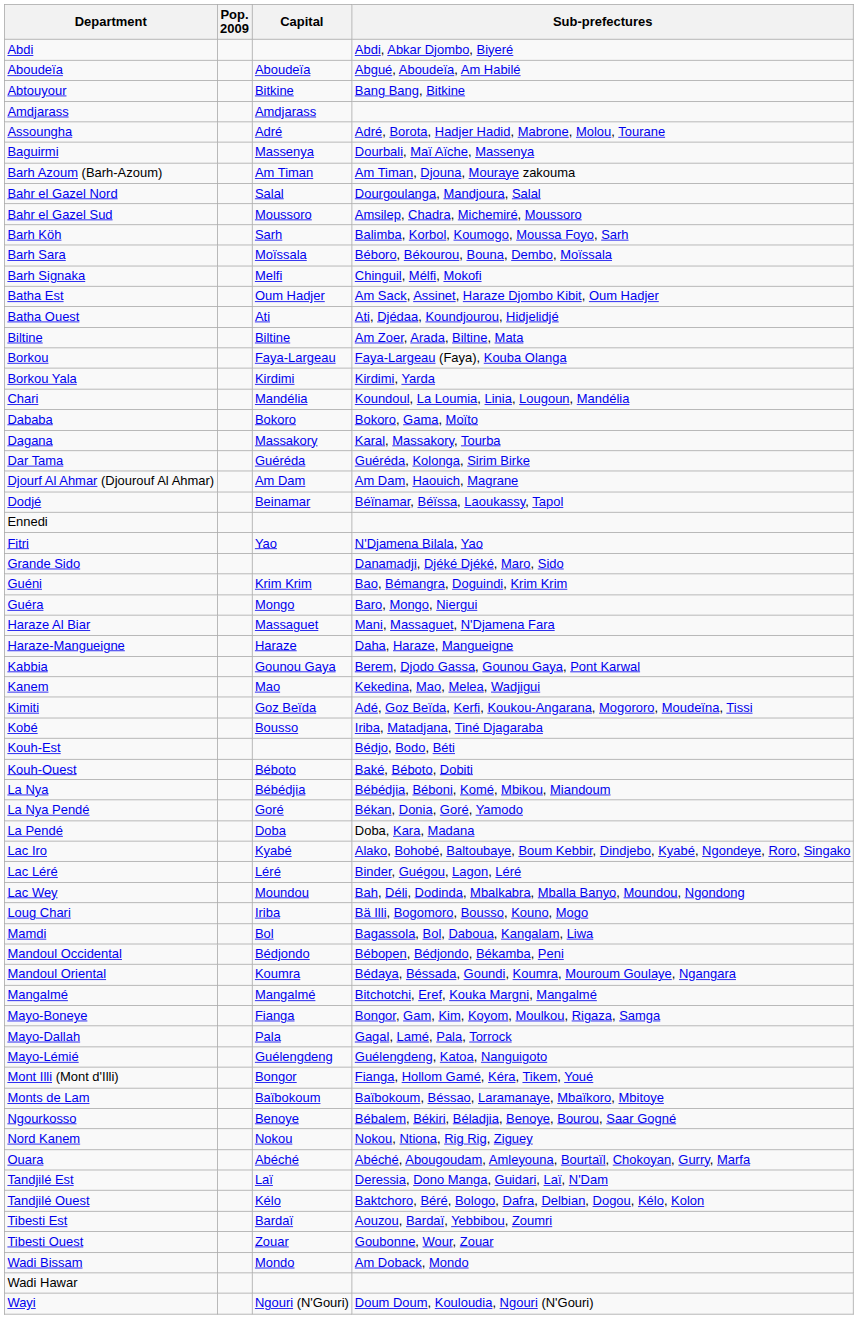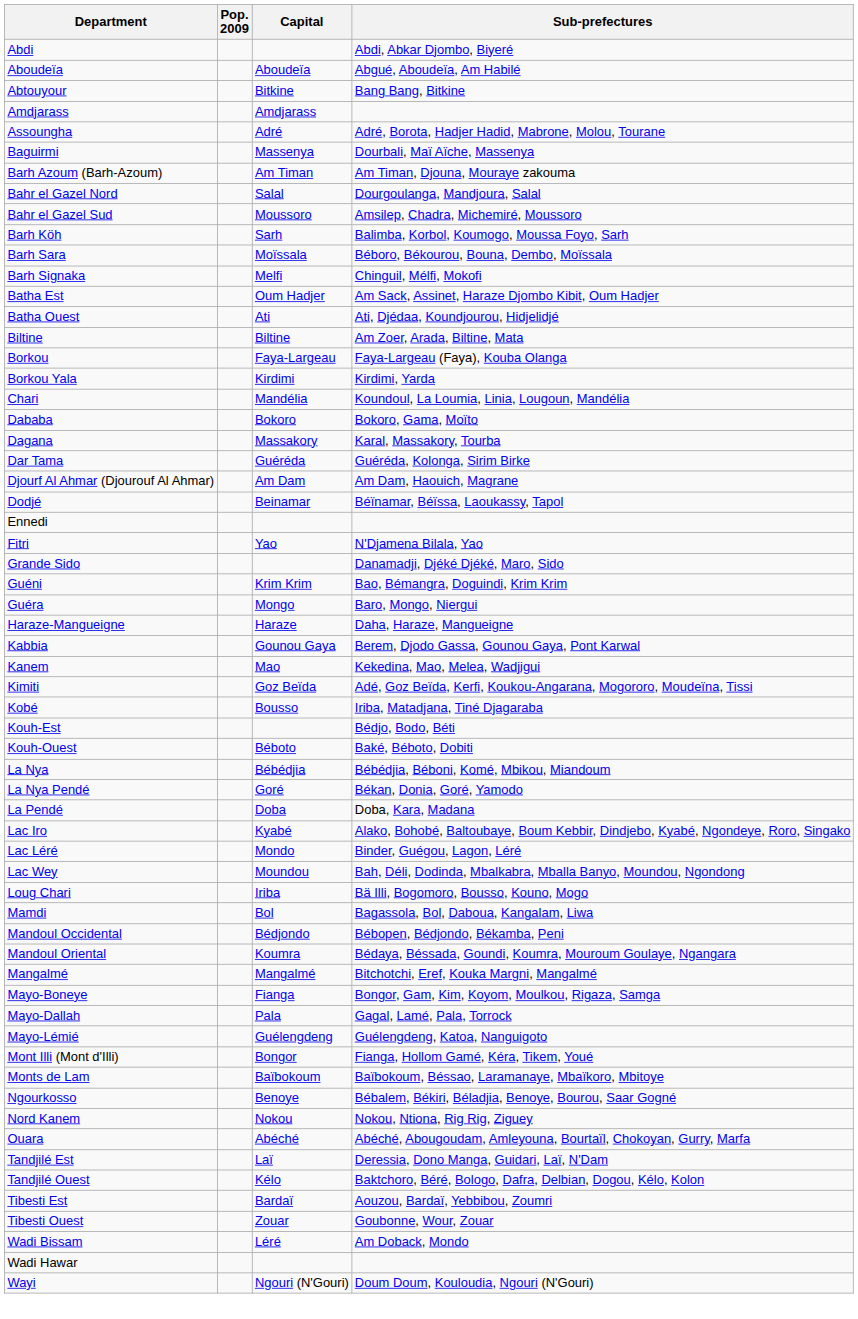- row: (49, 625)
(268, 872) Léré -> (275, 851) Mondo
(275, 1262) Mondo -> (268, 1242) Léré
